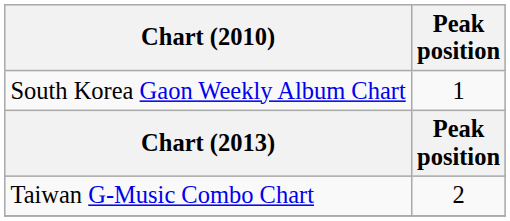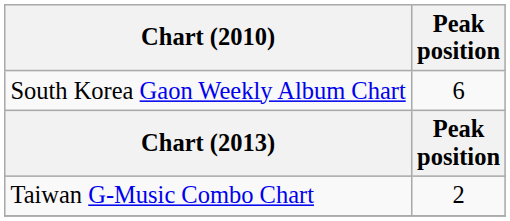(459, 90) 1 -> (459, 90) 6
